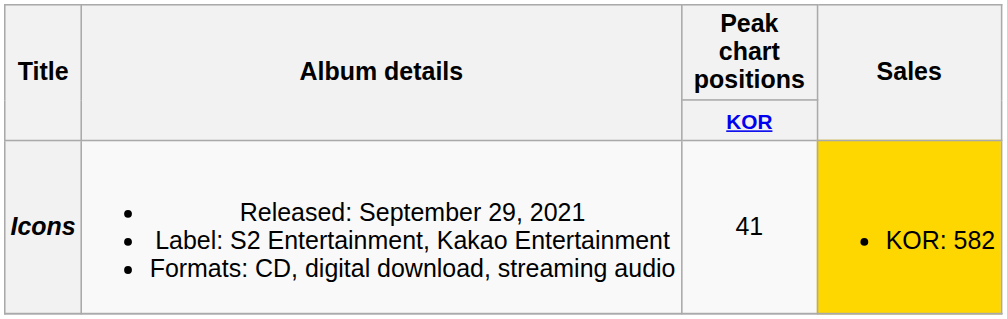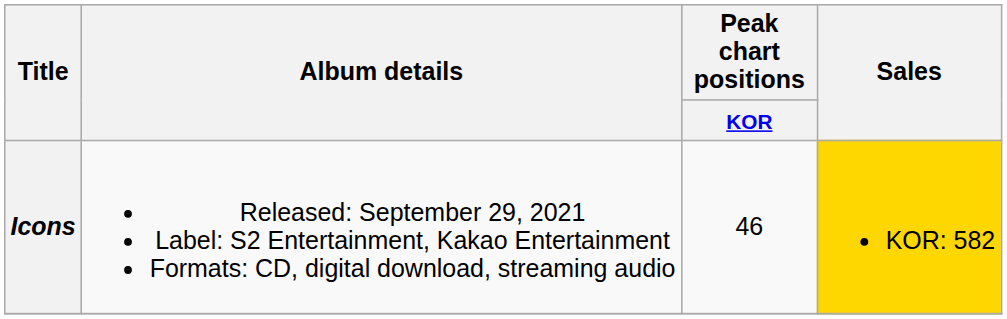(749, 226) 41 -> (749, 226) 46
